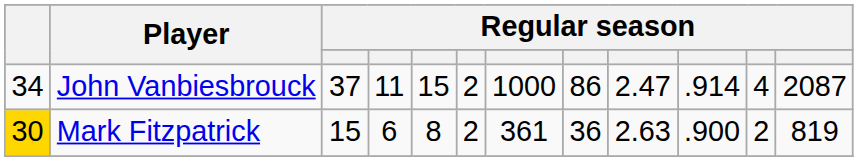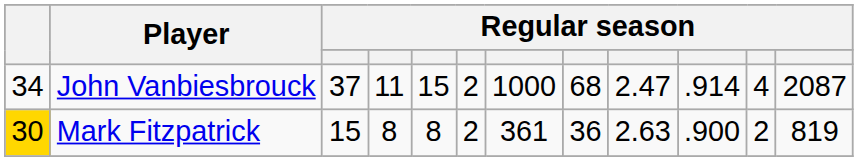(585, 86) 86 -> (585, 86) 68
(389, 131) 6 -> (389, 131) 8
